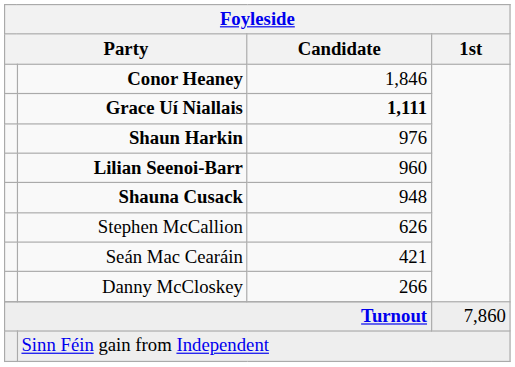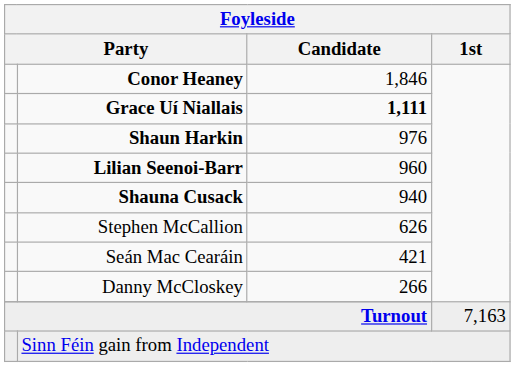(413, 197) 948 -> (413, 197) 940
(485, 316) 7,860 -> (485, 316) 7,163
